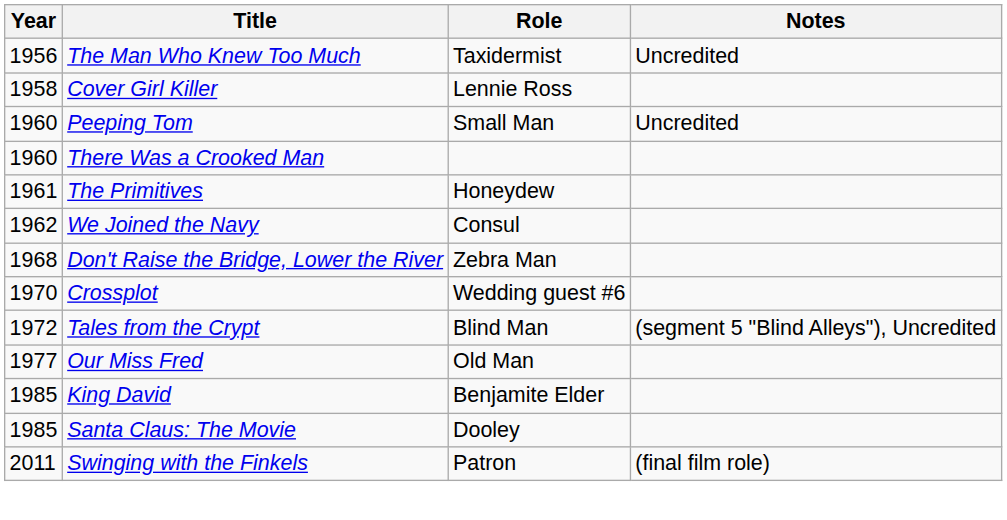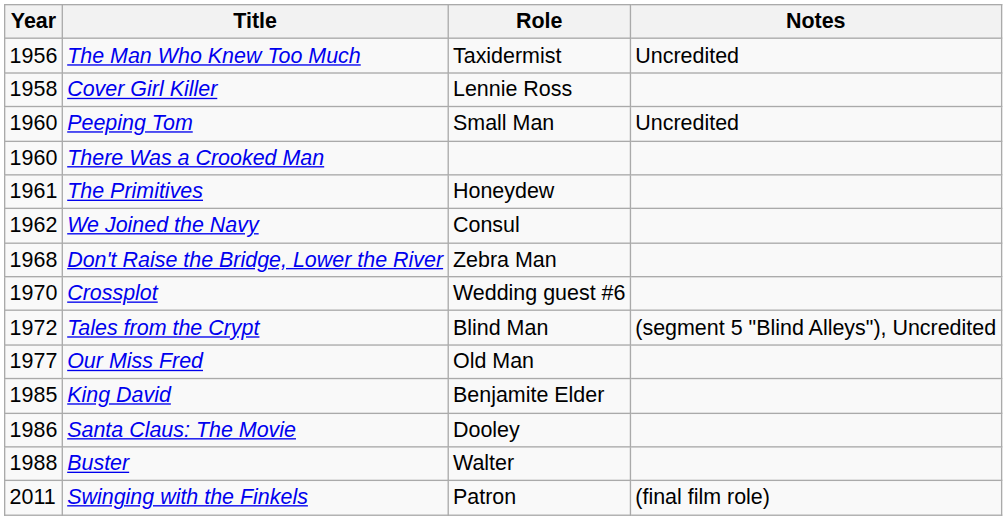(33, 429) 1985 -> (33, 429) 1986
+ row: (98, 463)
